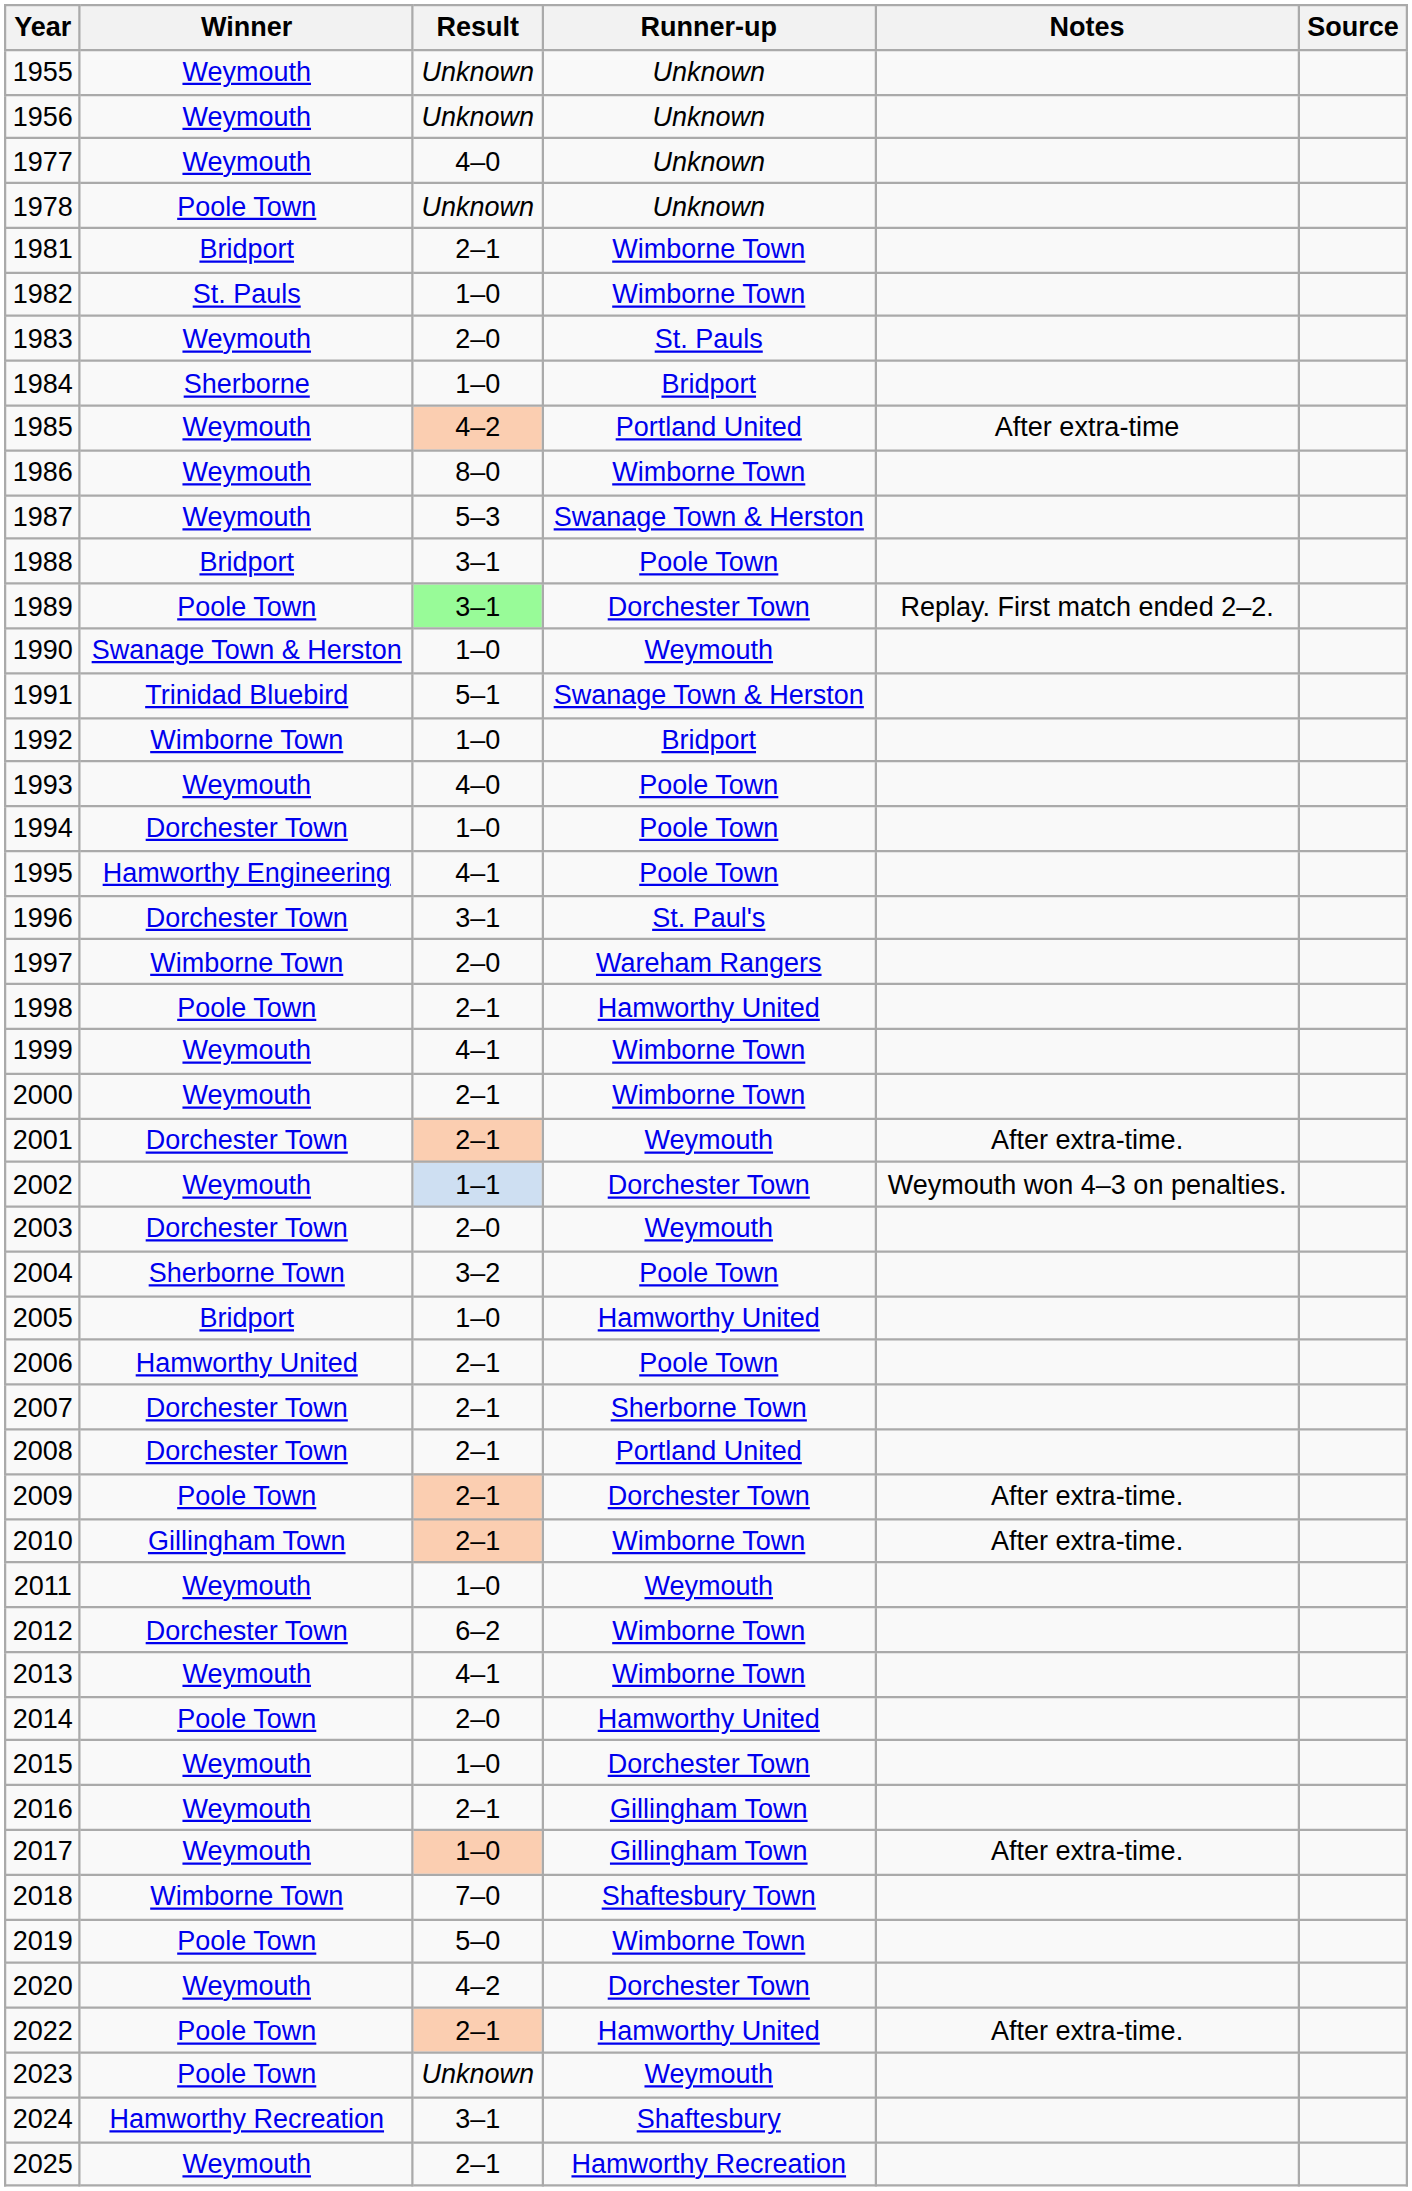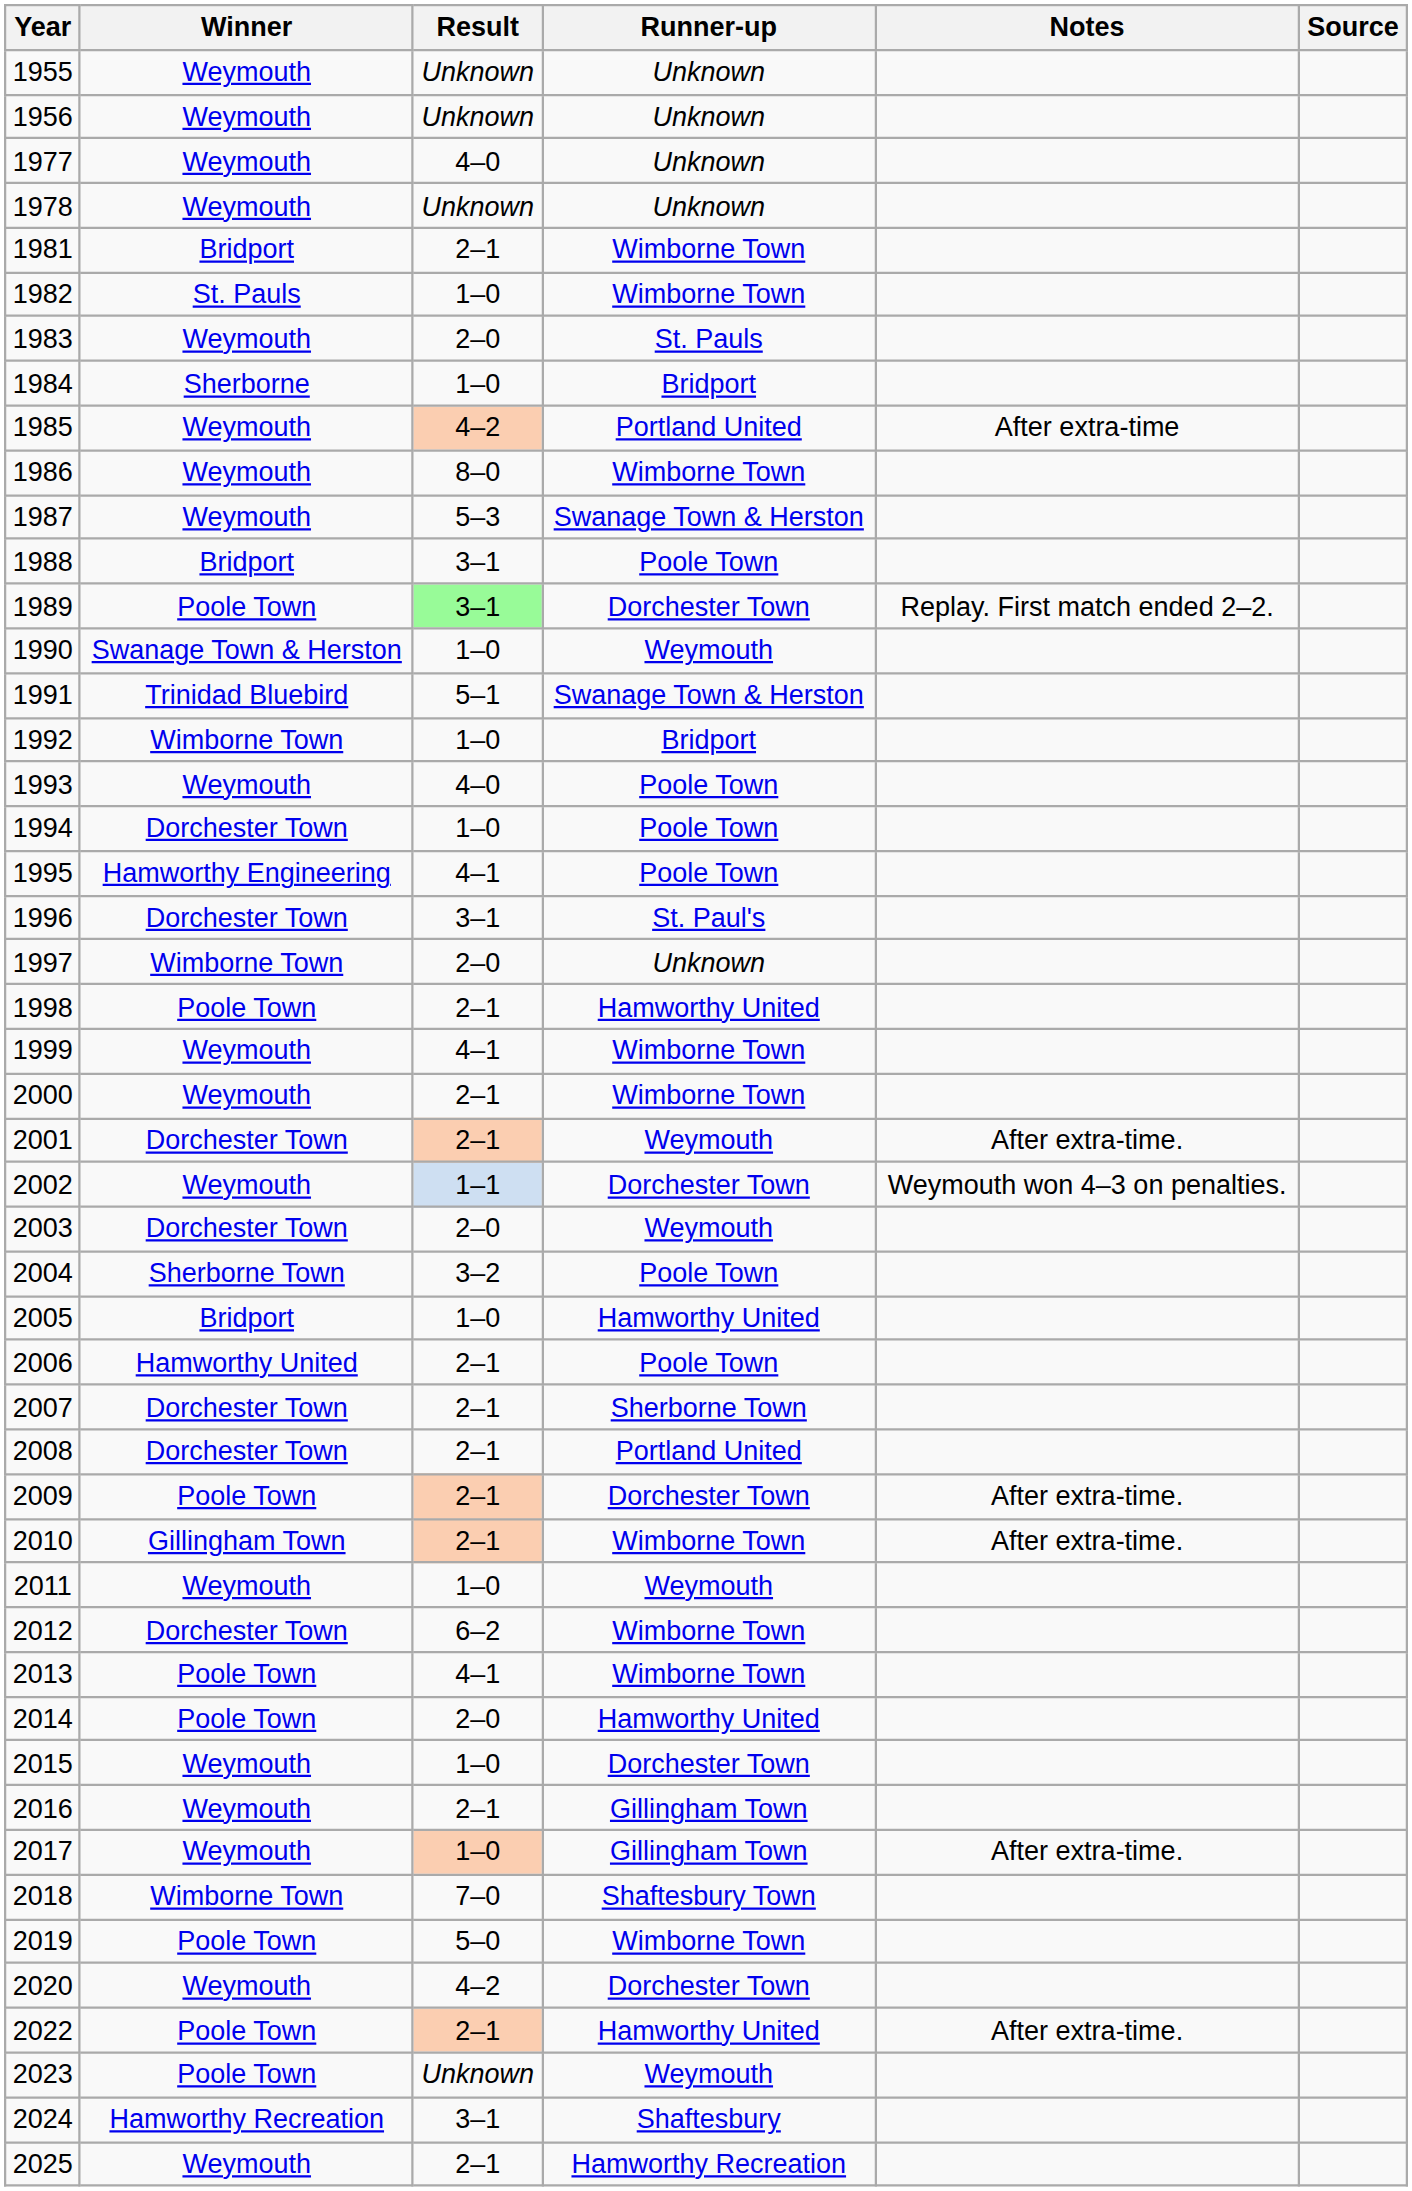(247, 205) Poole Town -> (247, 205) Weymouth
(709, 962) Wareham Rangers -> (709, 962) Unknown
(247, 1674) Weymouth -> (247, 1674) Poole Town
